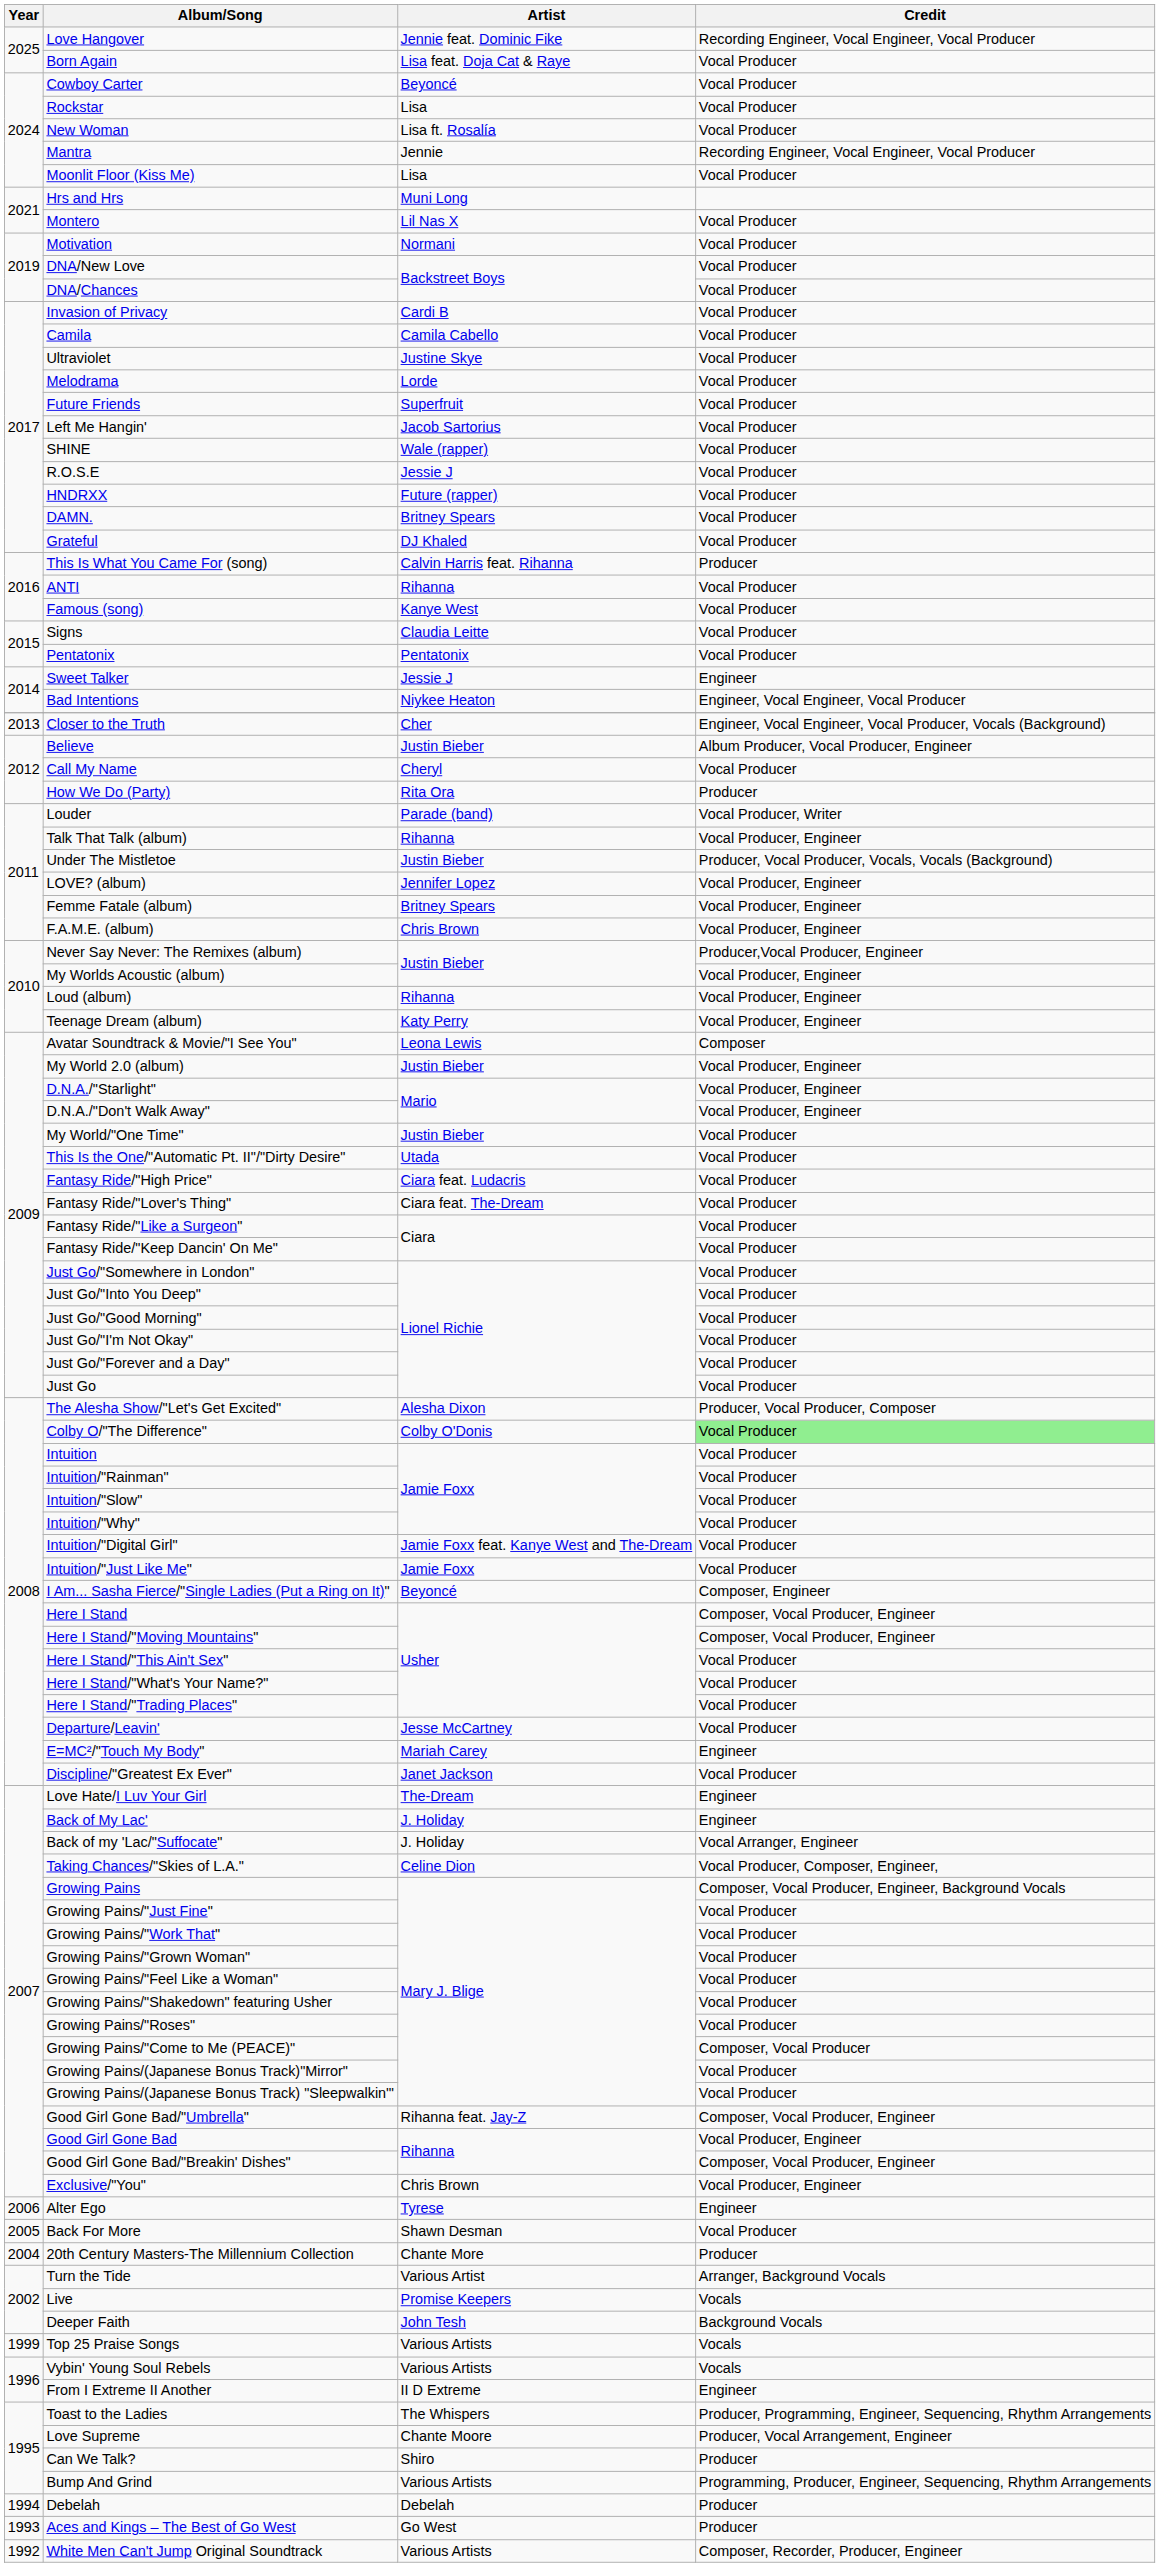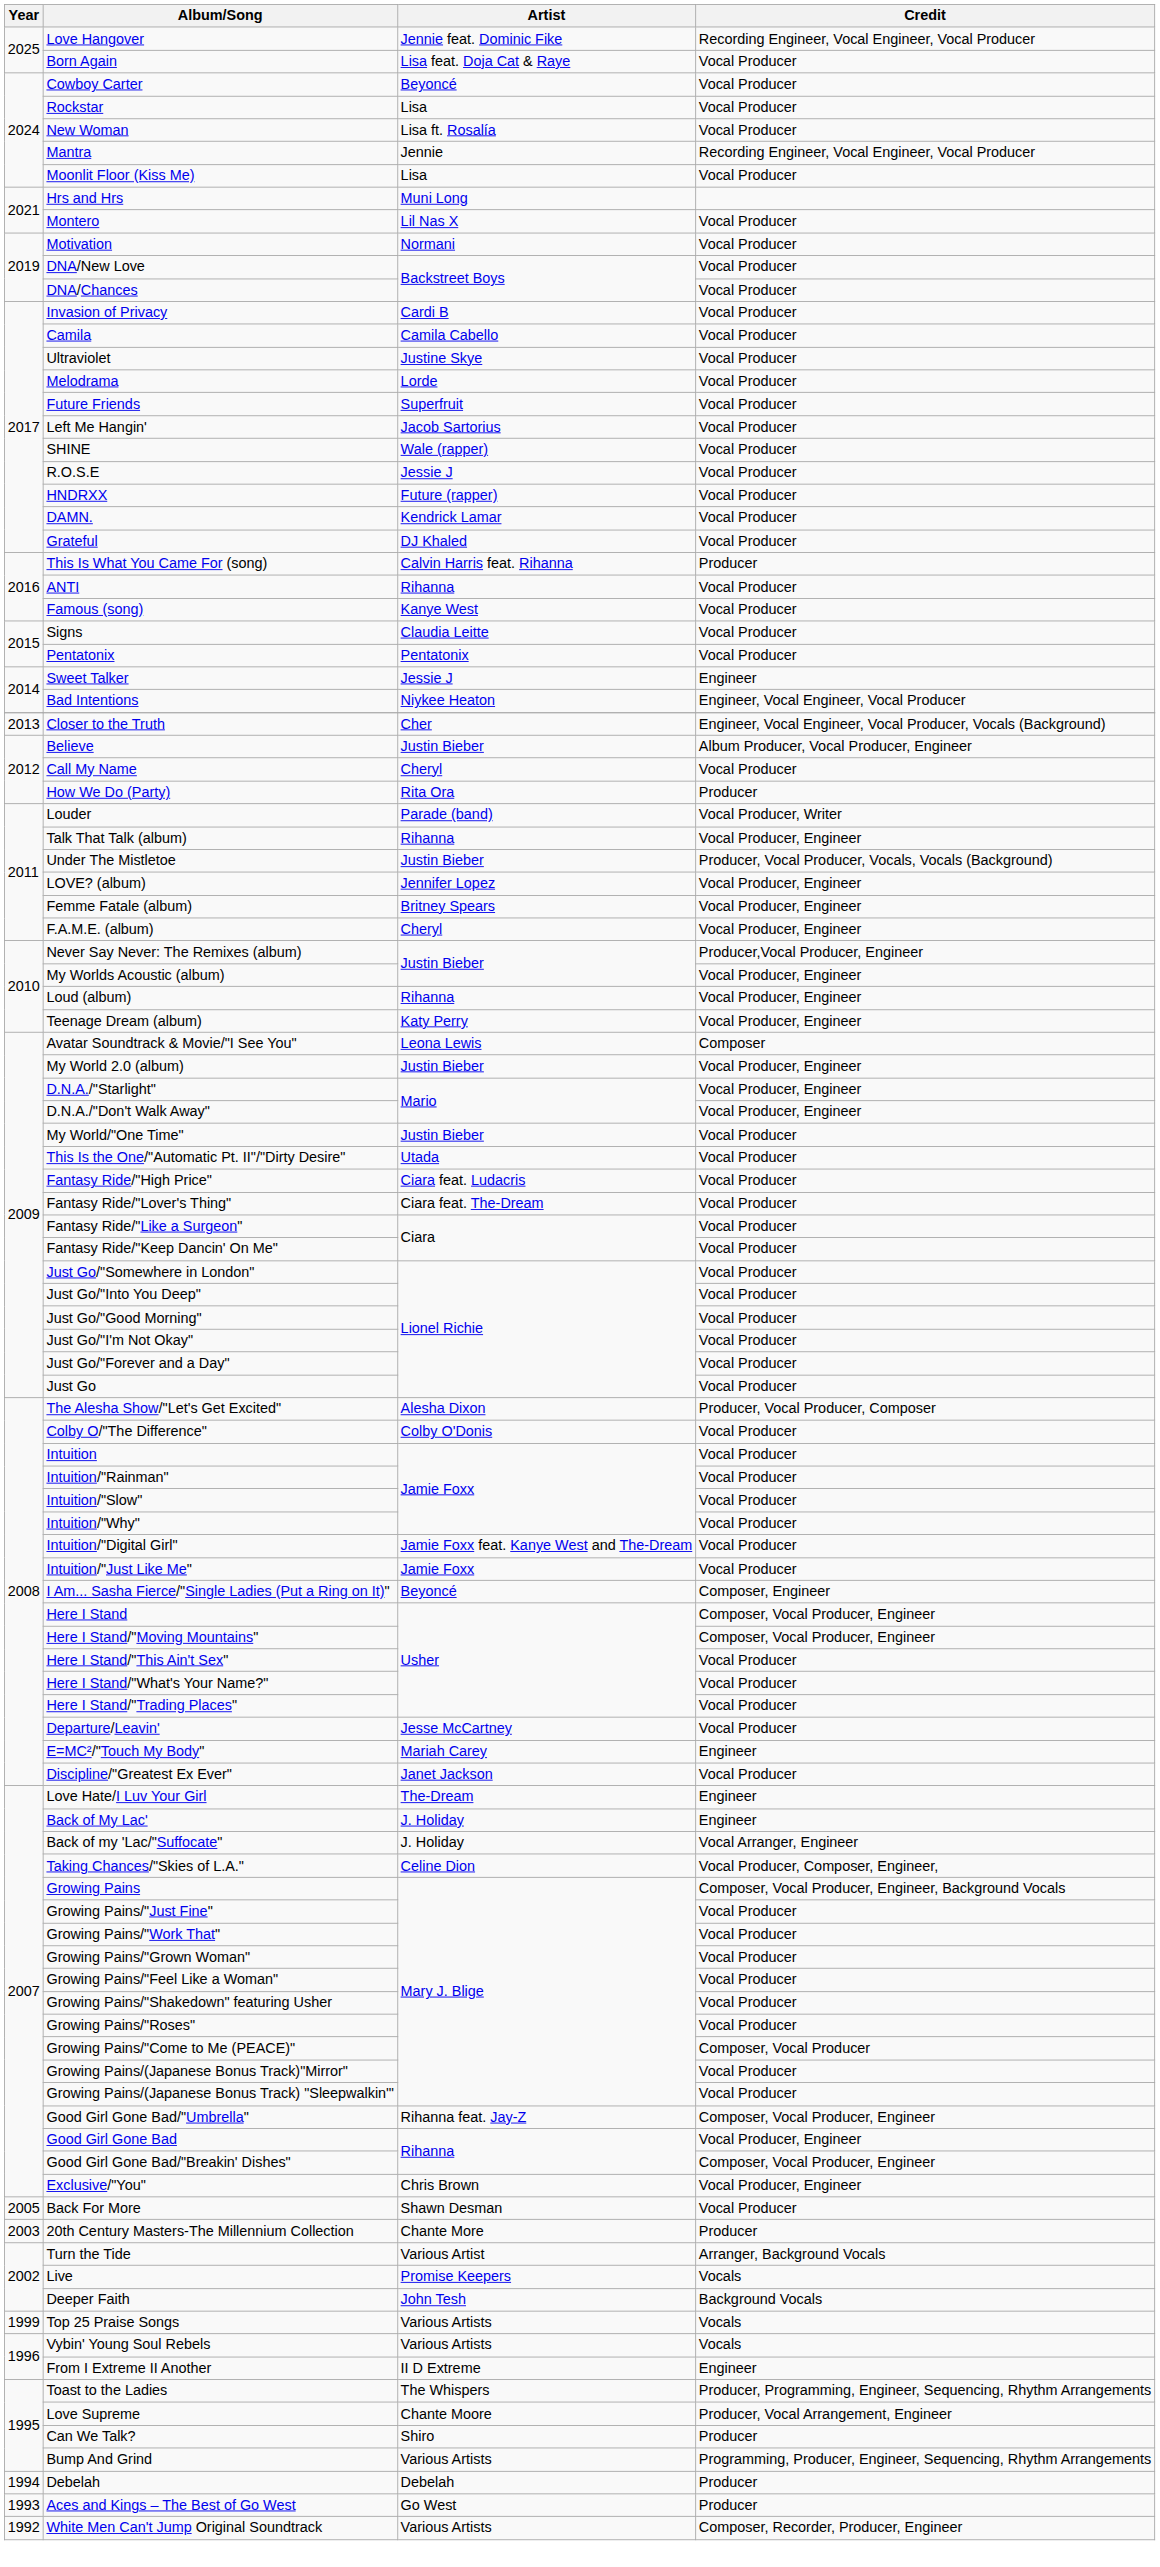(448, 518) Britney Spears -> (451, 518) Kendrick Lamar
(440, 929) Chris Brown -> (421, 929) Cheryl
(748, 1431) lightgreen background -> (748, 1431) no background
- row: (76, 2208)
(24, 2253) 2004 -> (24, 2231) 2003
